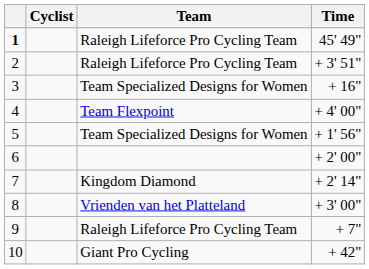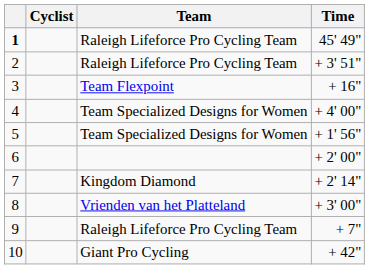(194, 87) Team Specialized Designs for Women -> (127, 87) Team Flexpoint
(127, 110) Team Flexpoint -> (194, 110) Team Specialized Designs for Women
